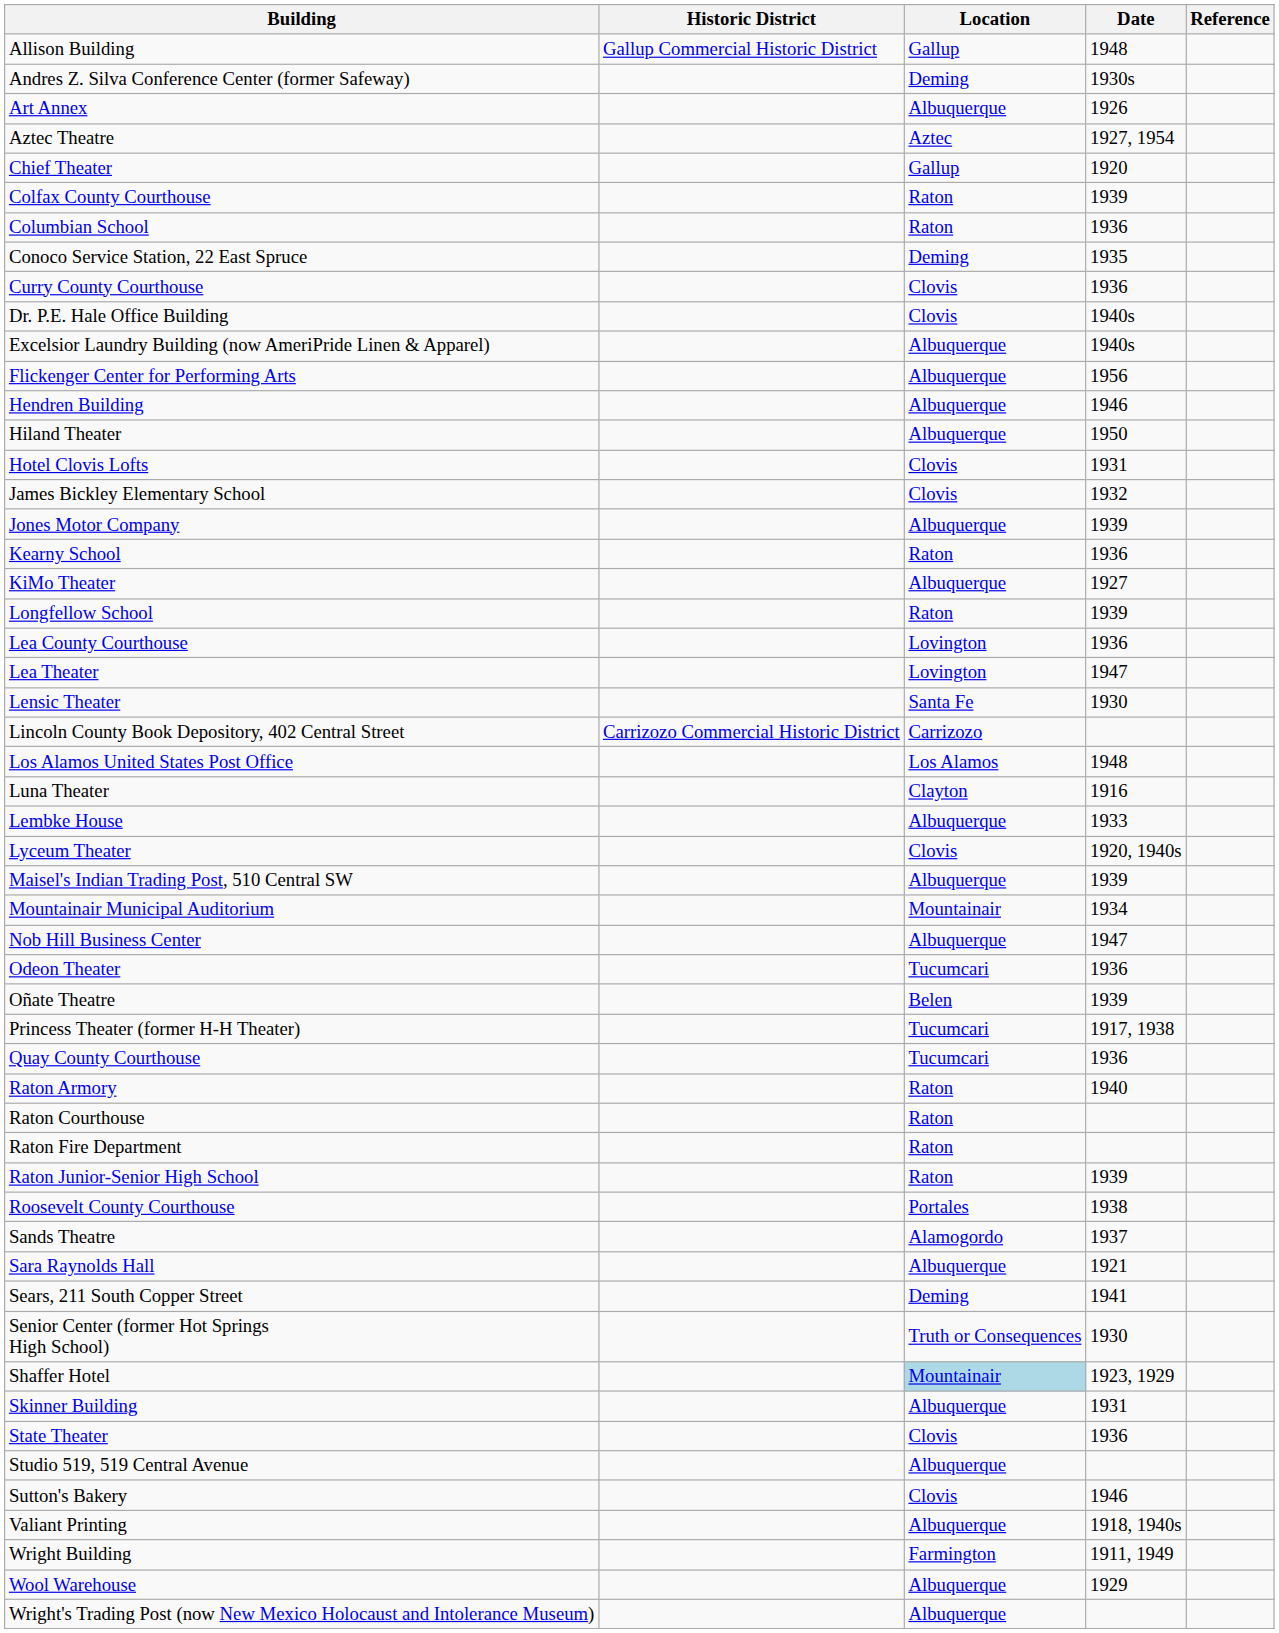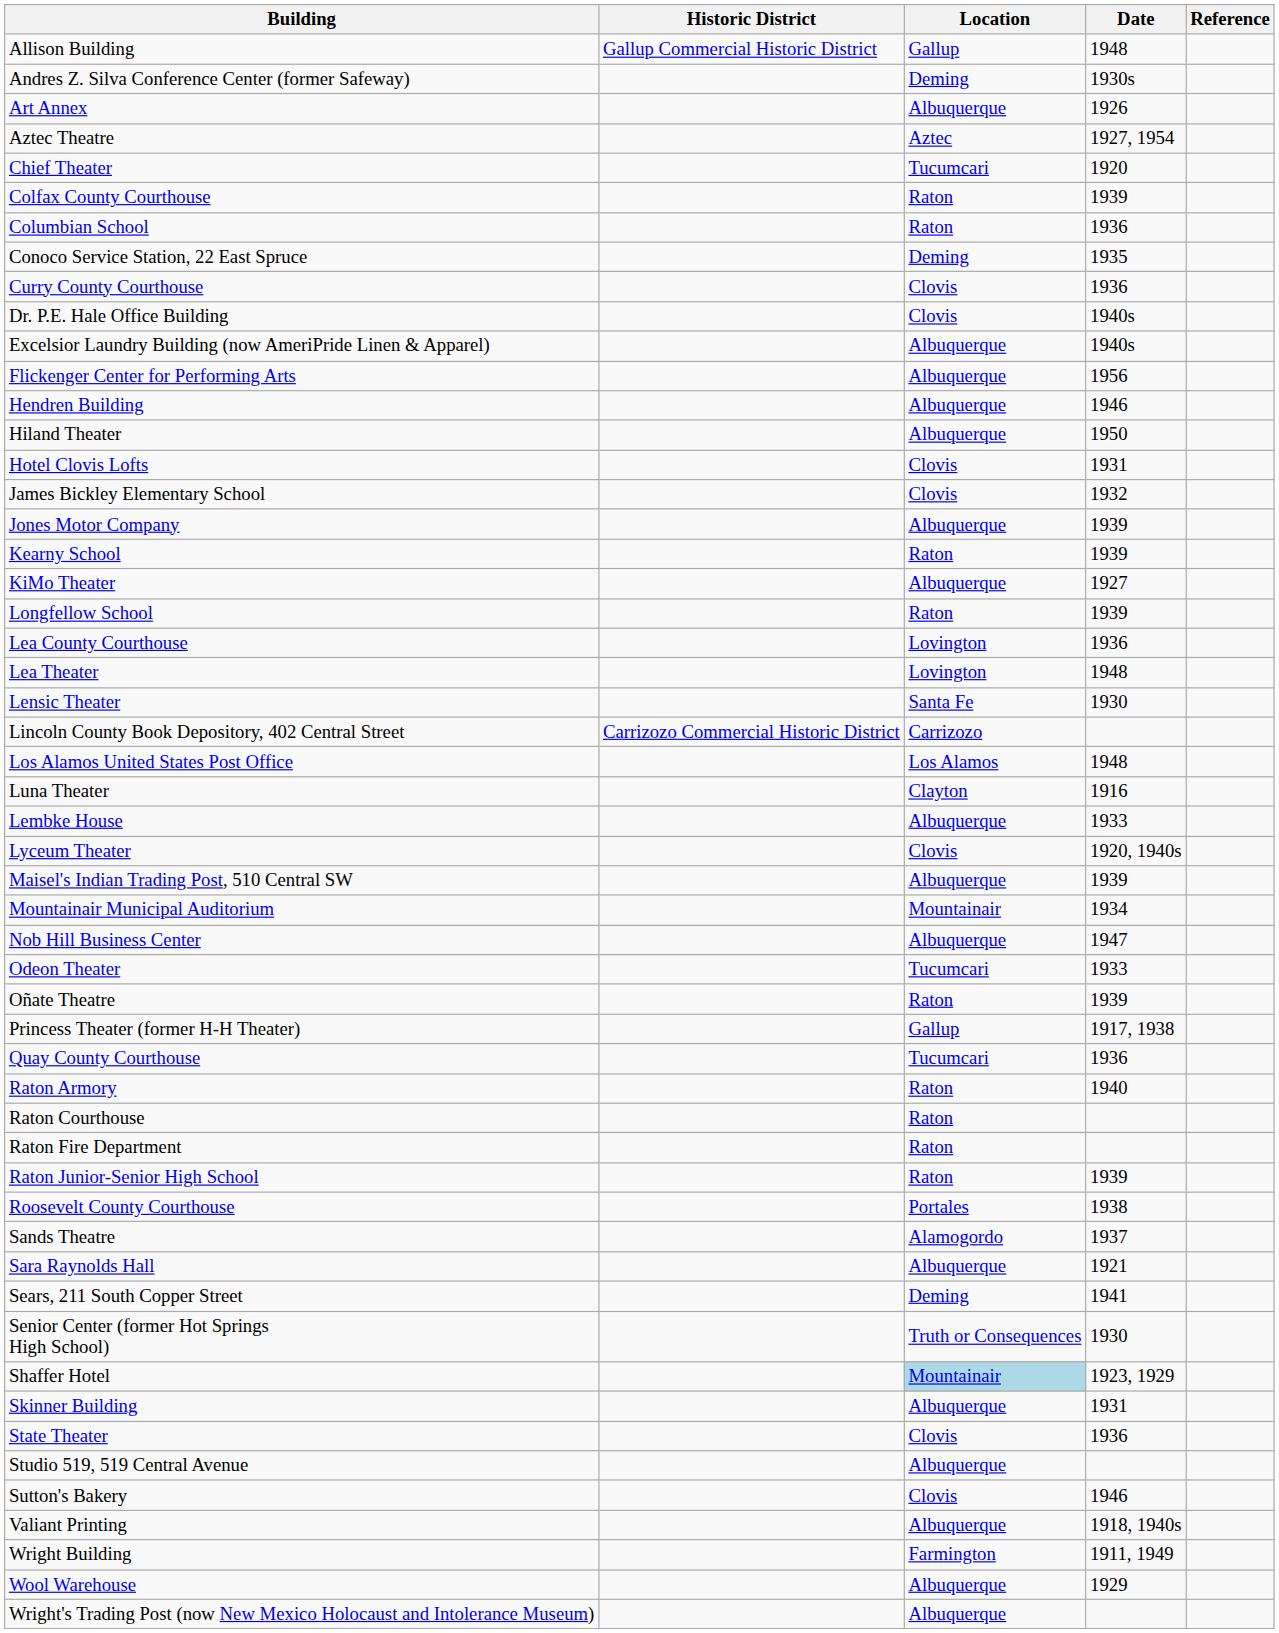(934, 167) Gallup -> (949, 167) Tucumcari
(1109, 553) 1936 -> (1109, 553) 1939
(1109, 672) 1947 -> (1109, 672) 1948
(1109, 969) 1936 -> (1109, 969) 1933
(930, 999) Belen -> (931, 999) Raton
(949, 1028) Tucumcari -> (934, 1028) Gallup
